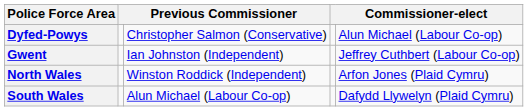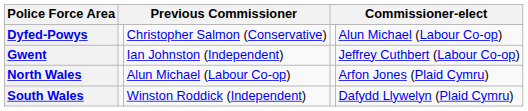(216, 75) Winston Roddick (Independent) -> (209, 75) Alun Michael (Labour Co-op)
(209, 95) Alun Michael (Labour Co-op) -> (216, 95) Winston Roddick (Independent)
